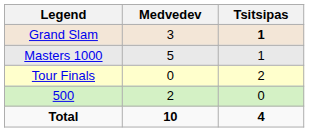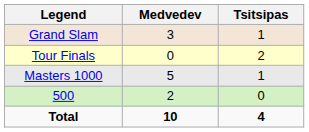(261, 35) bold -> (261, 35) normal
rows swapped: (63, 75) <-> (63, 55)
